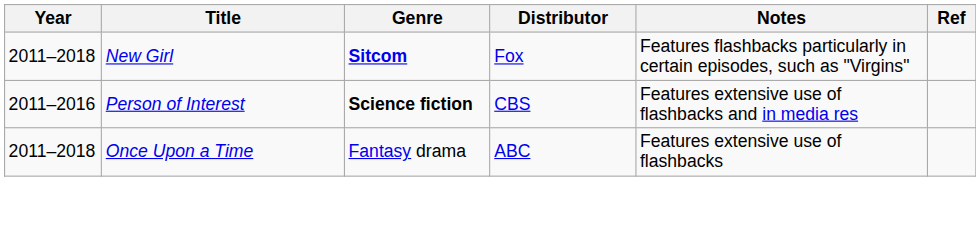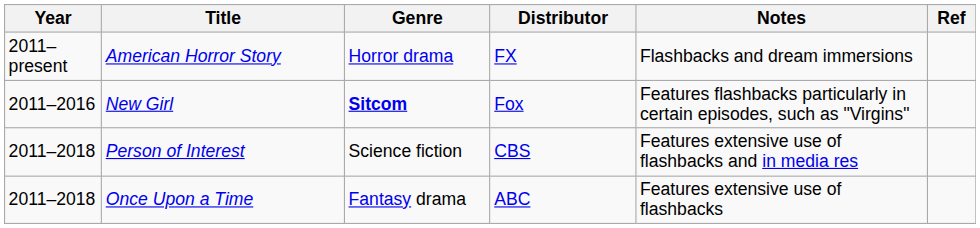+ row: (193, 56)
(52, 56) 2011–2018 -> (52, 103) 2011–2016
(52, 103) 2011–2016 -> (52, 151) 2011–2018
(411, 103) bold -> (405, 151) normal
